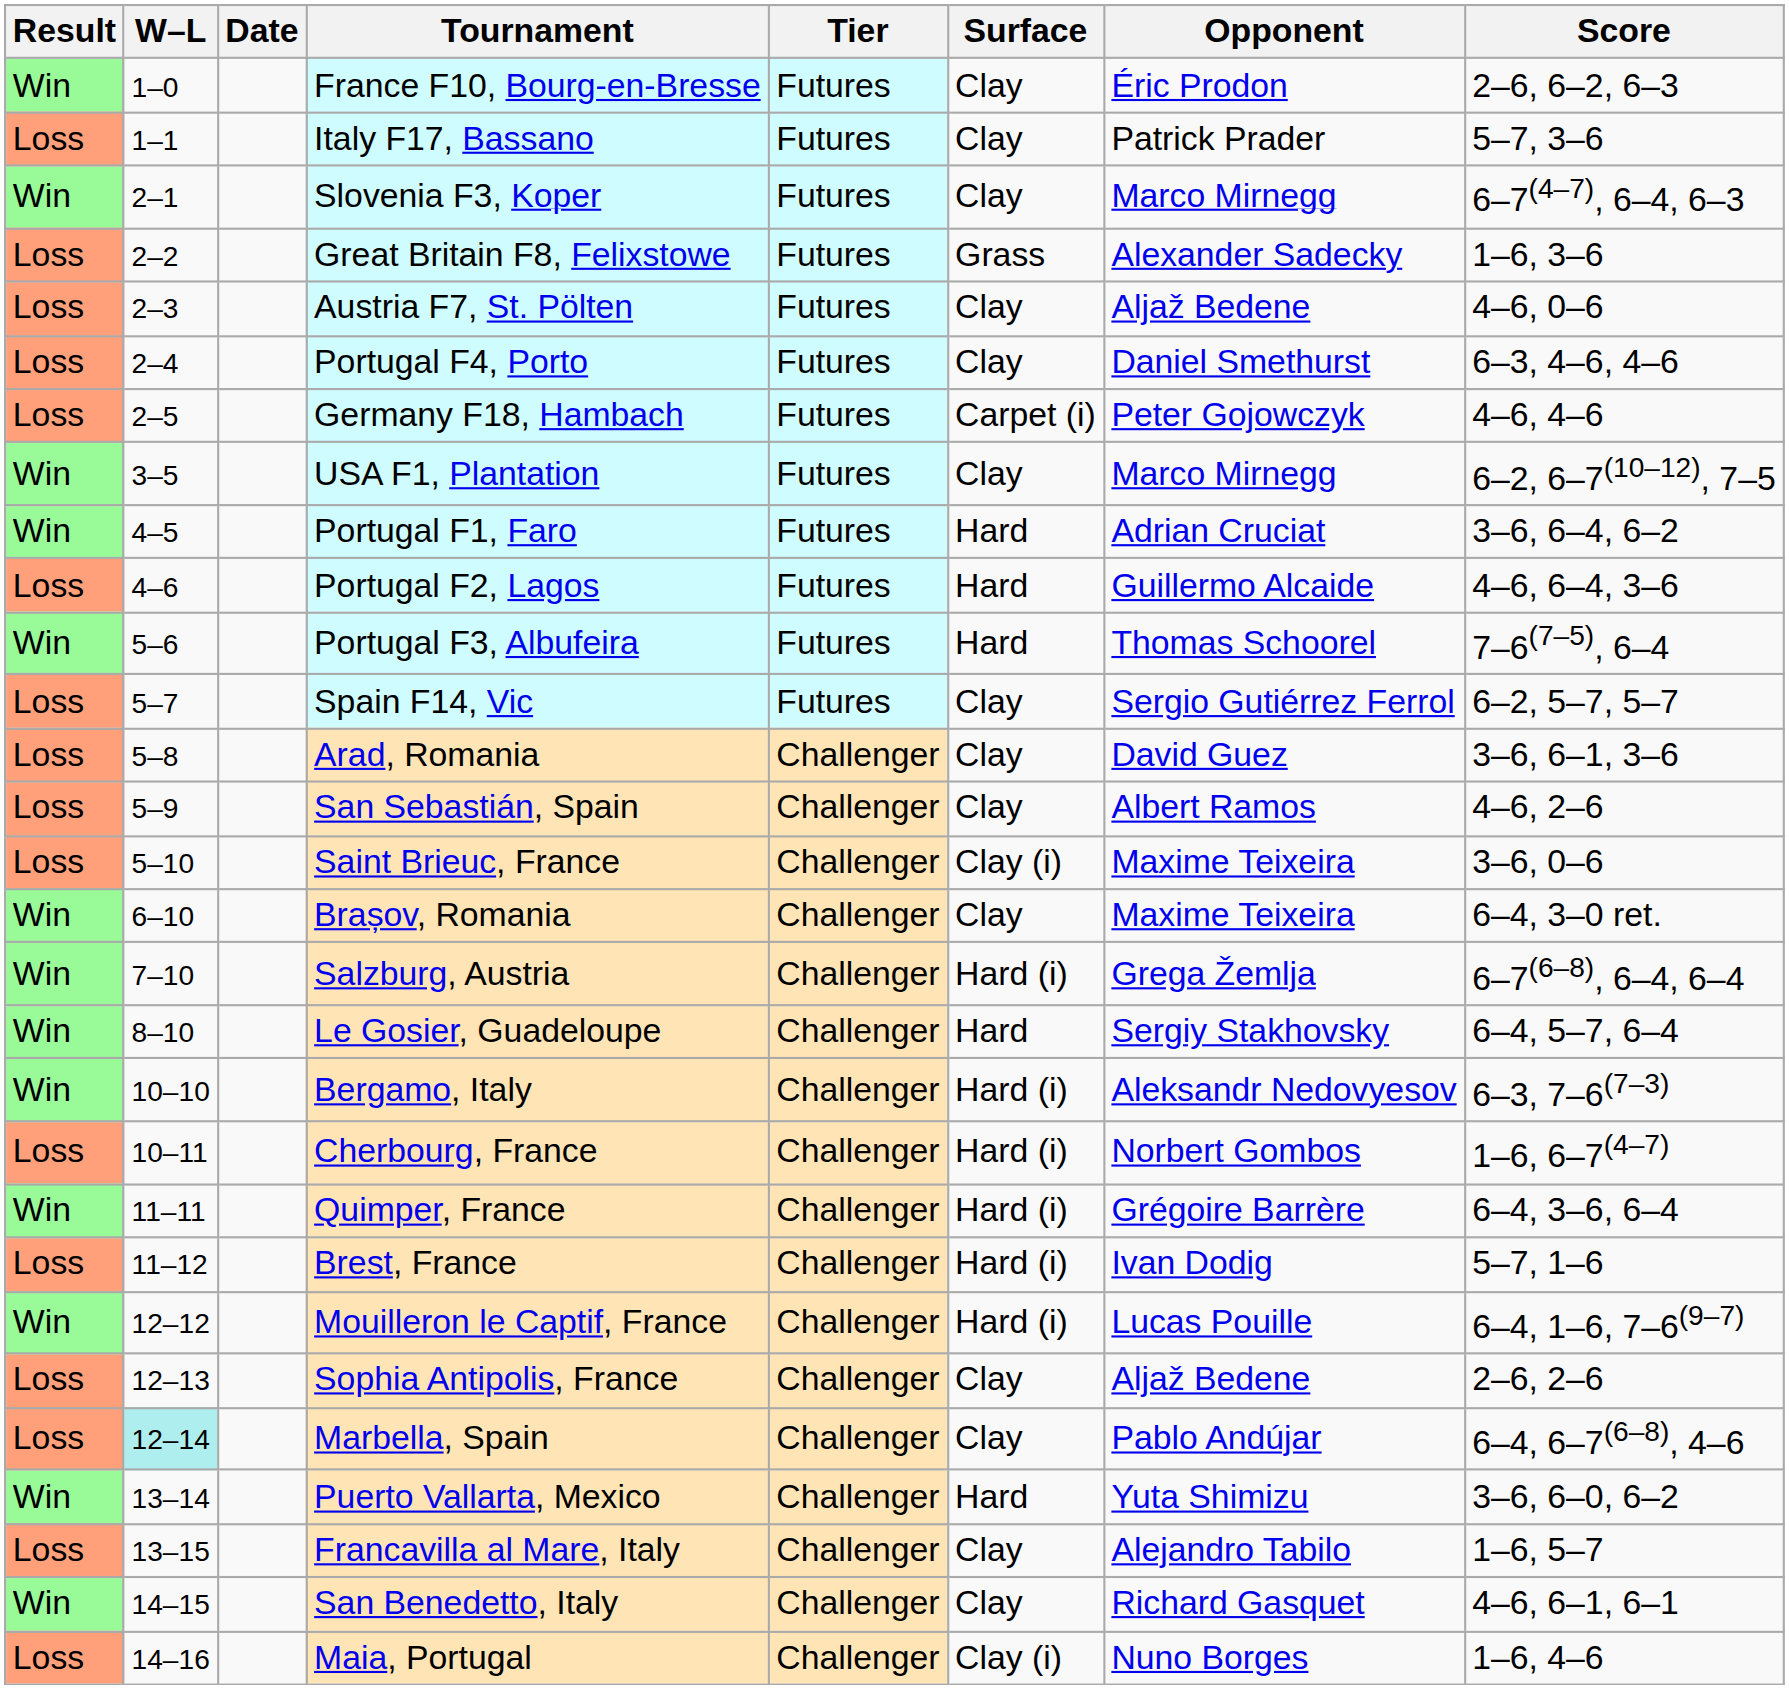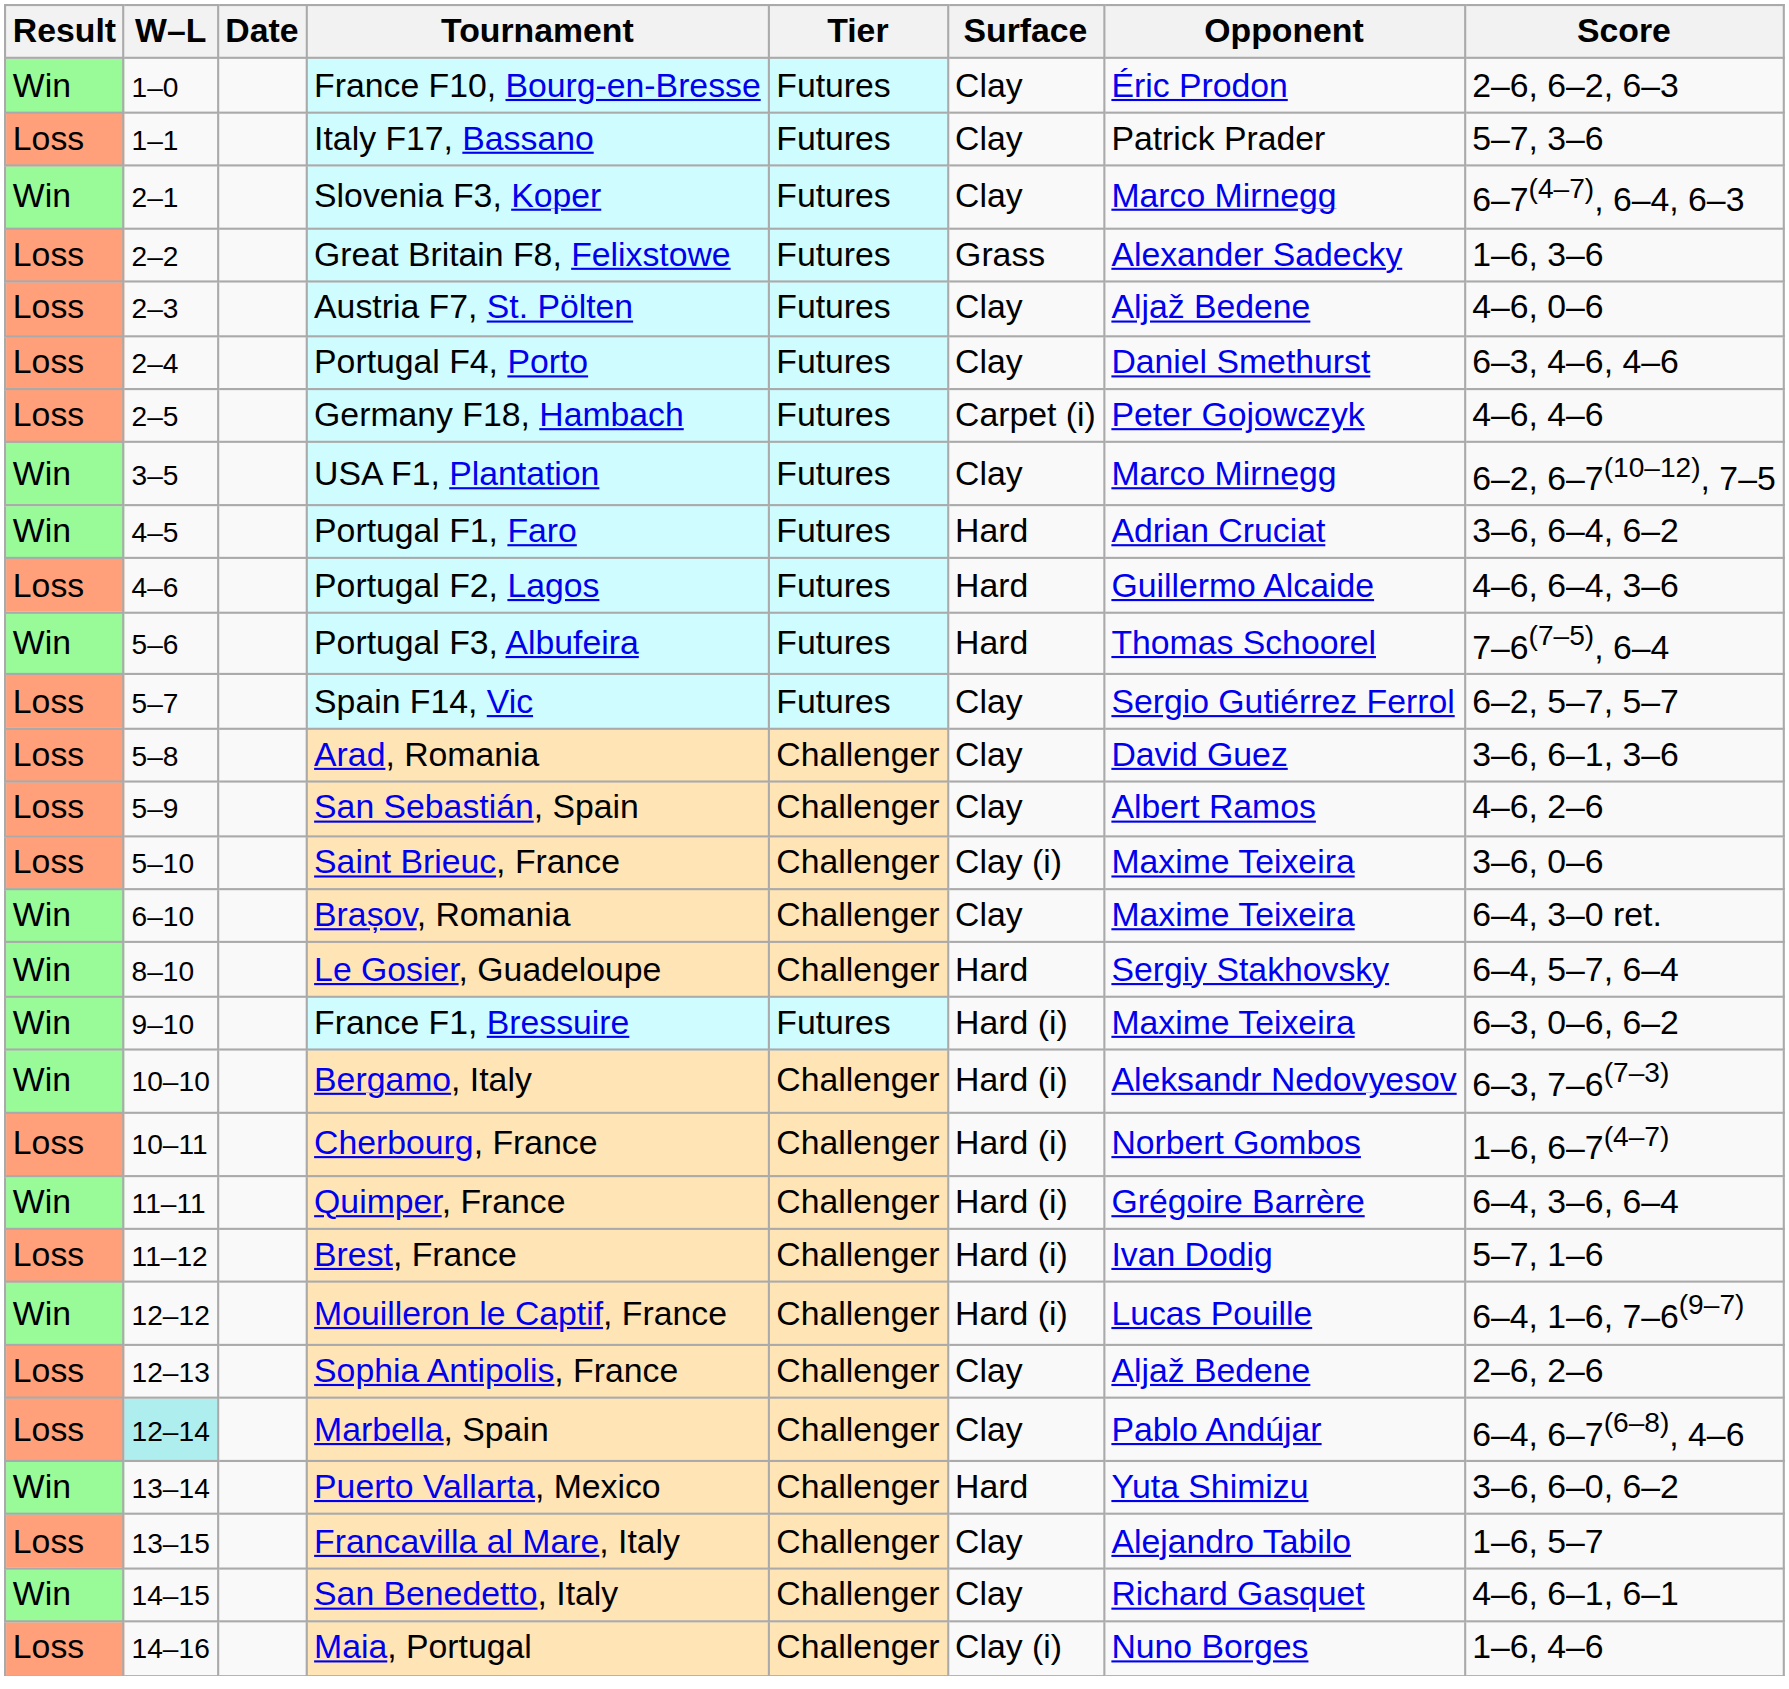- row: (442, 973)
+ row: (472, 1022)
